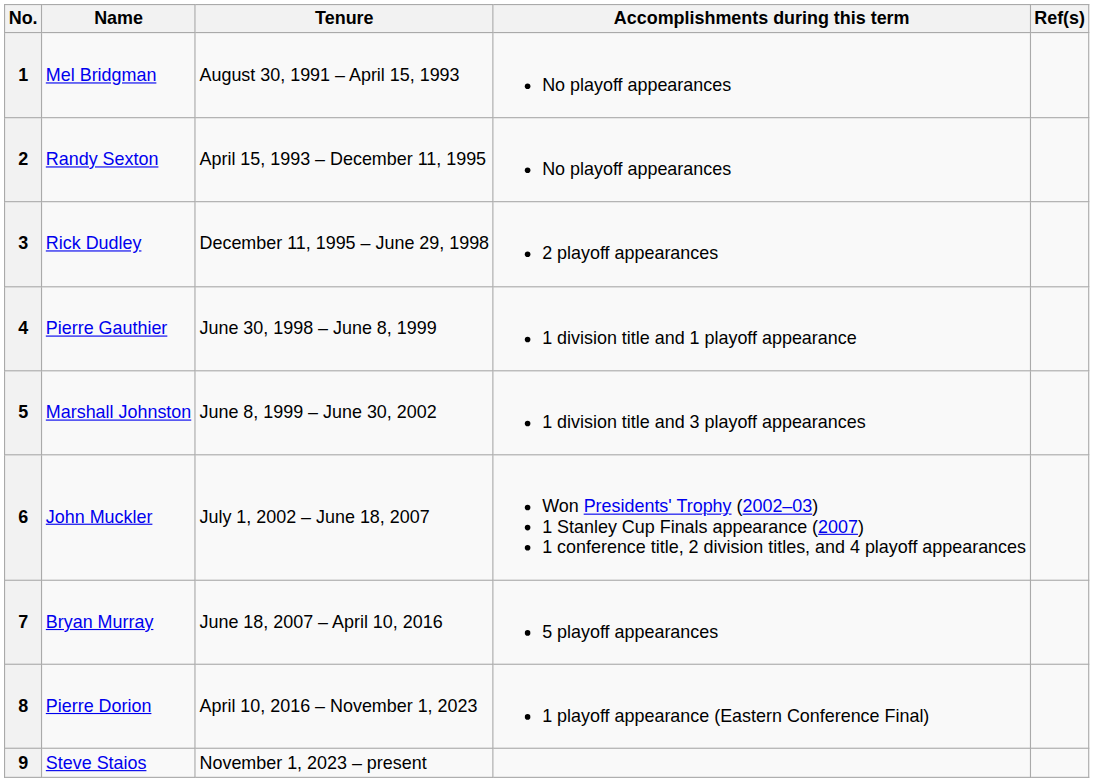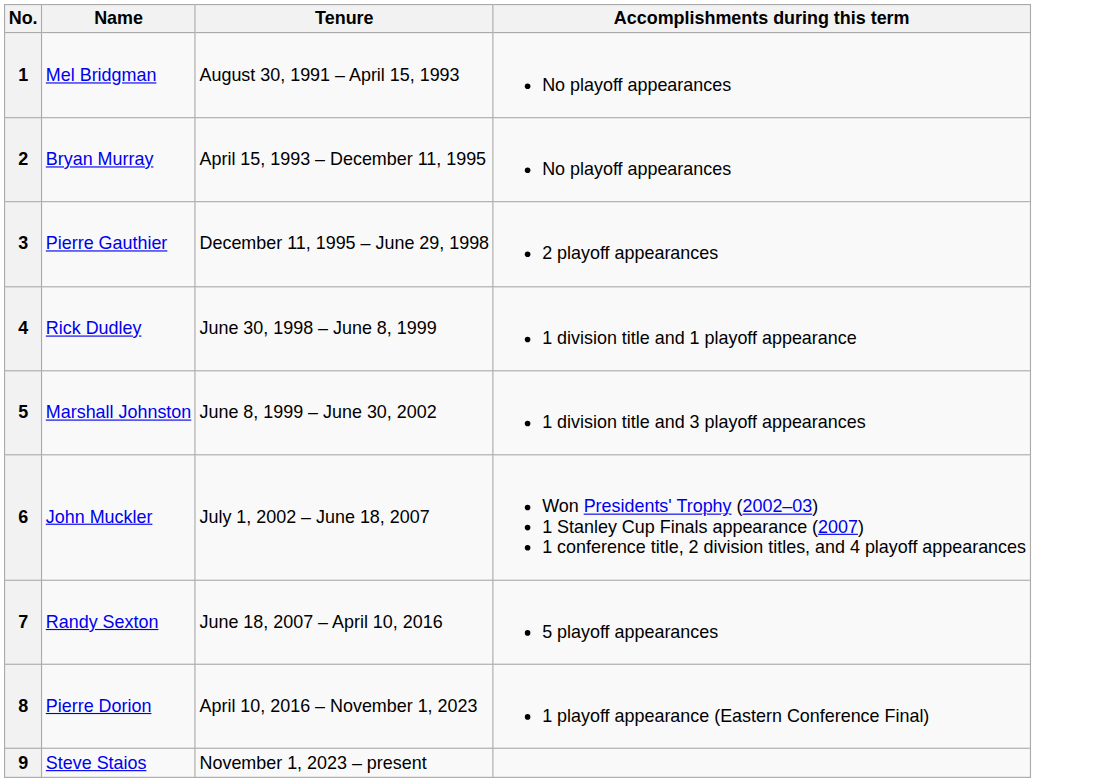- column: (1060, 18)
(102, 159) Randy Sexton -> (100, 159) Bryan Murray
(94, 243) Rick Dudley -> (107, 243) Pierre Gauthier
(107, 328) Pierre Gauthier -> (94, 328) Rick Dudley
(100, 621) Bryan Murray -> (102, 621) Randy Sexton
